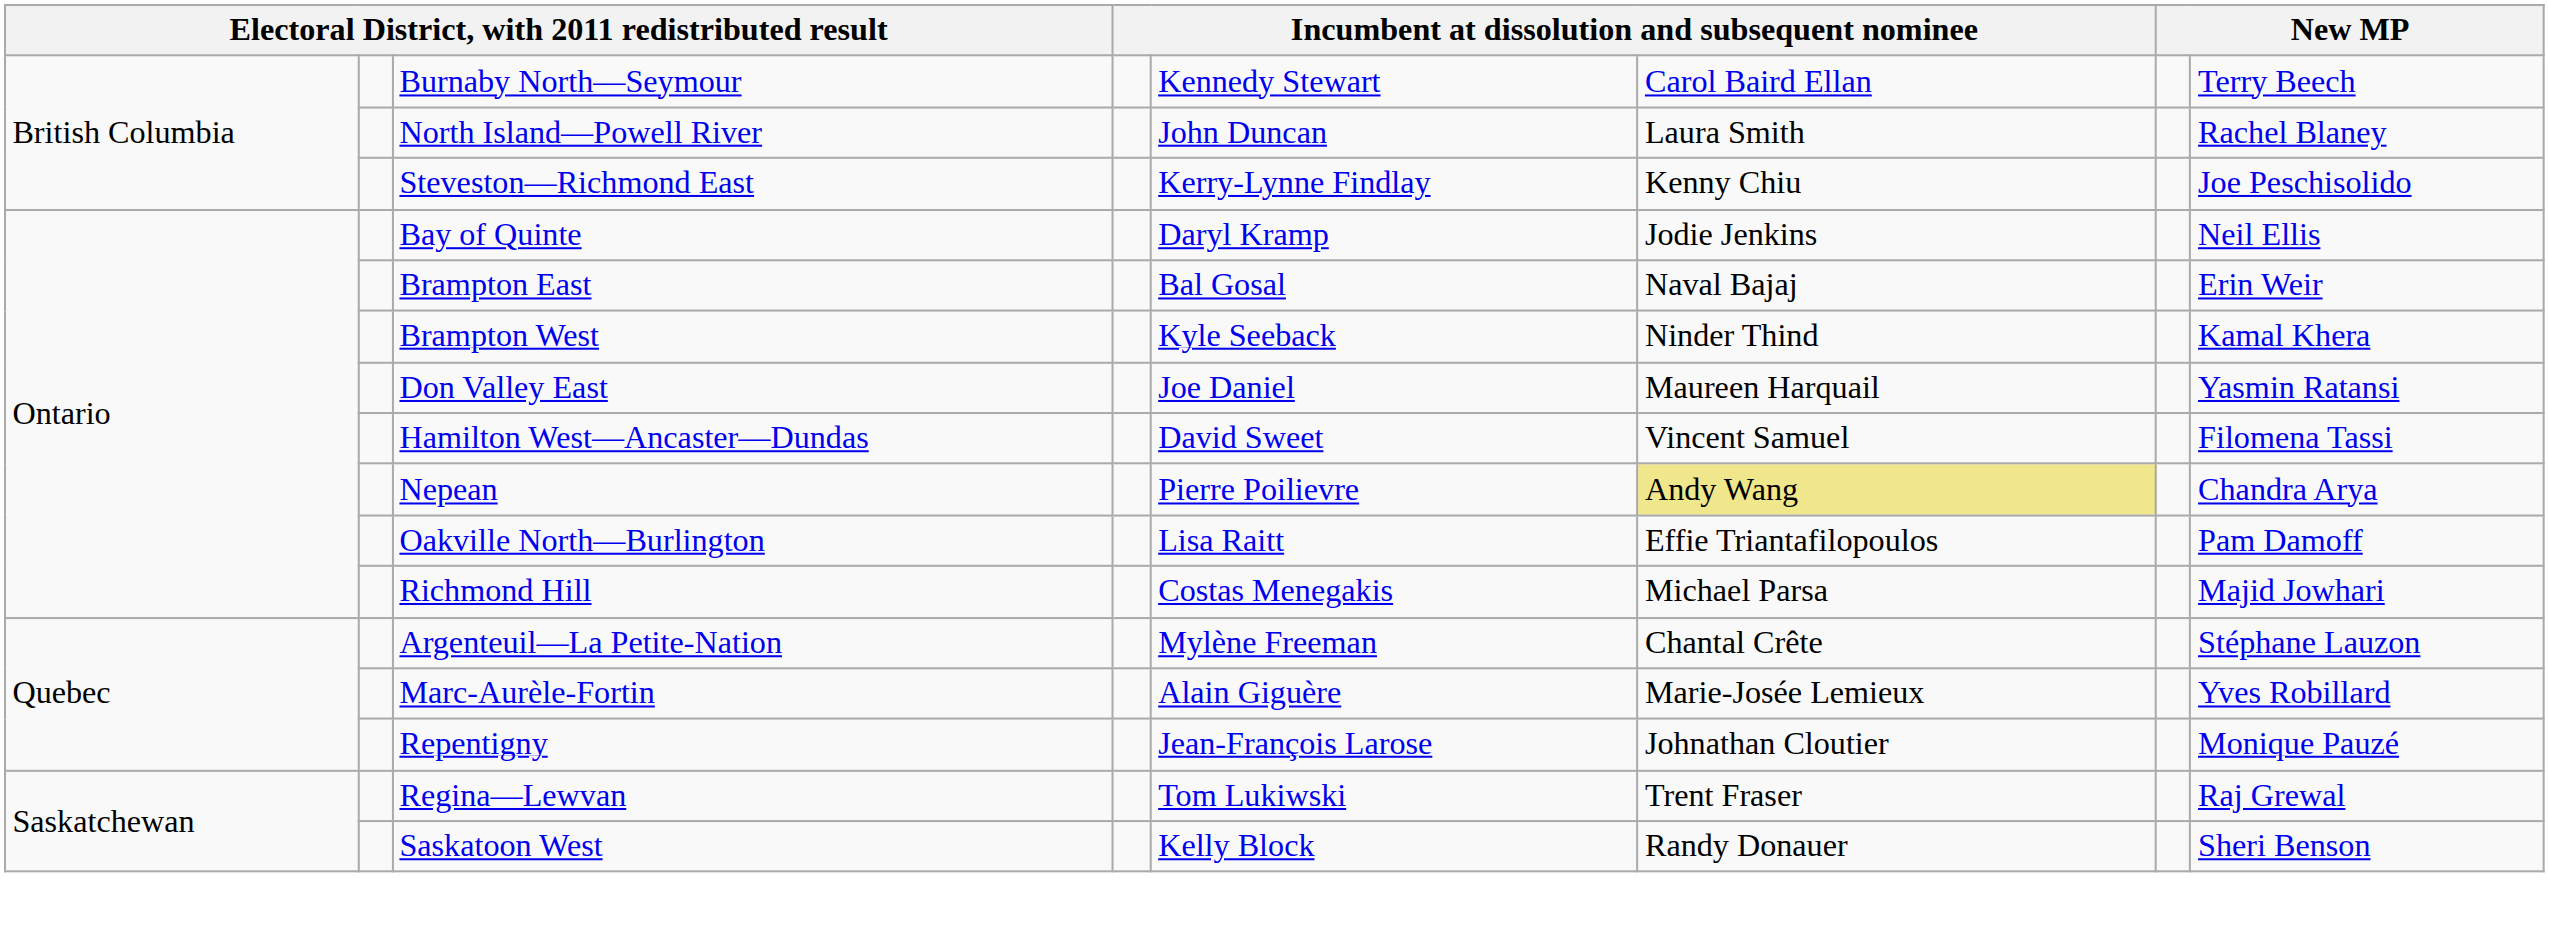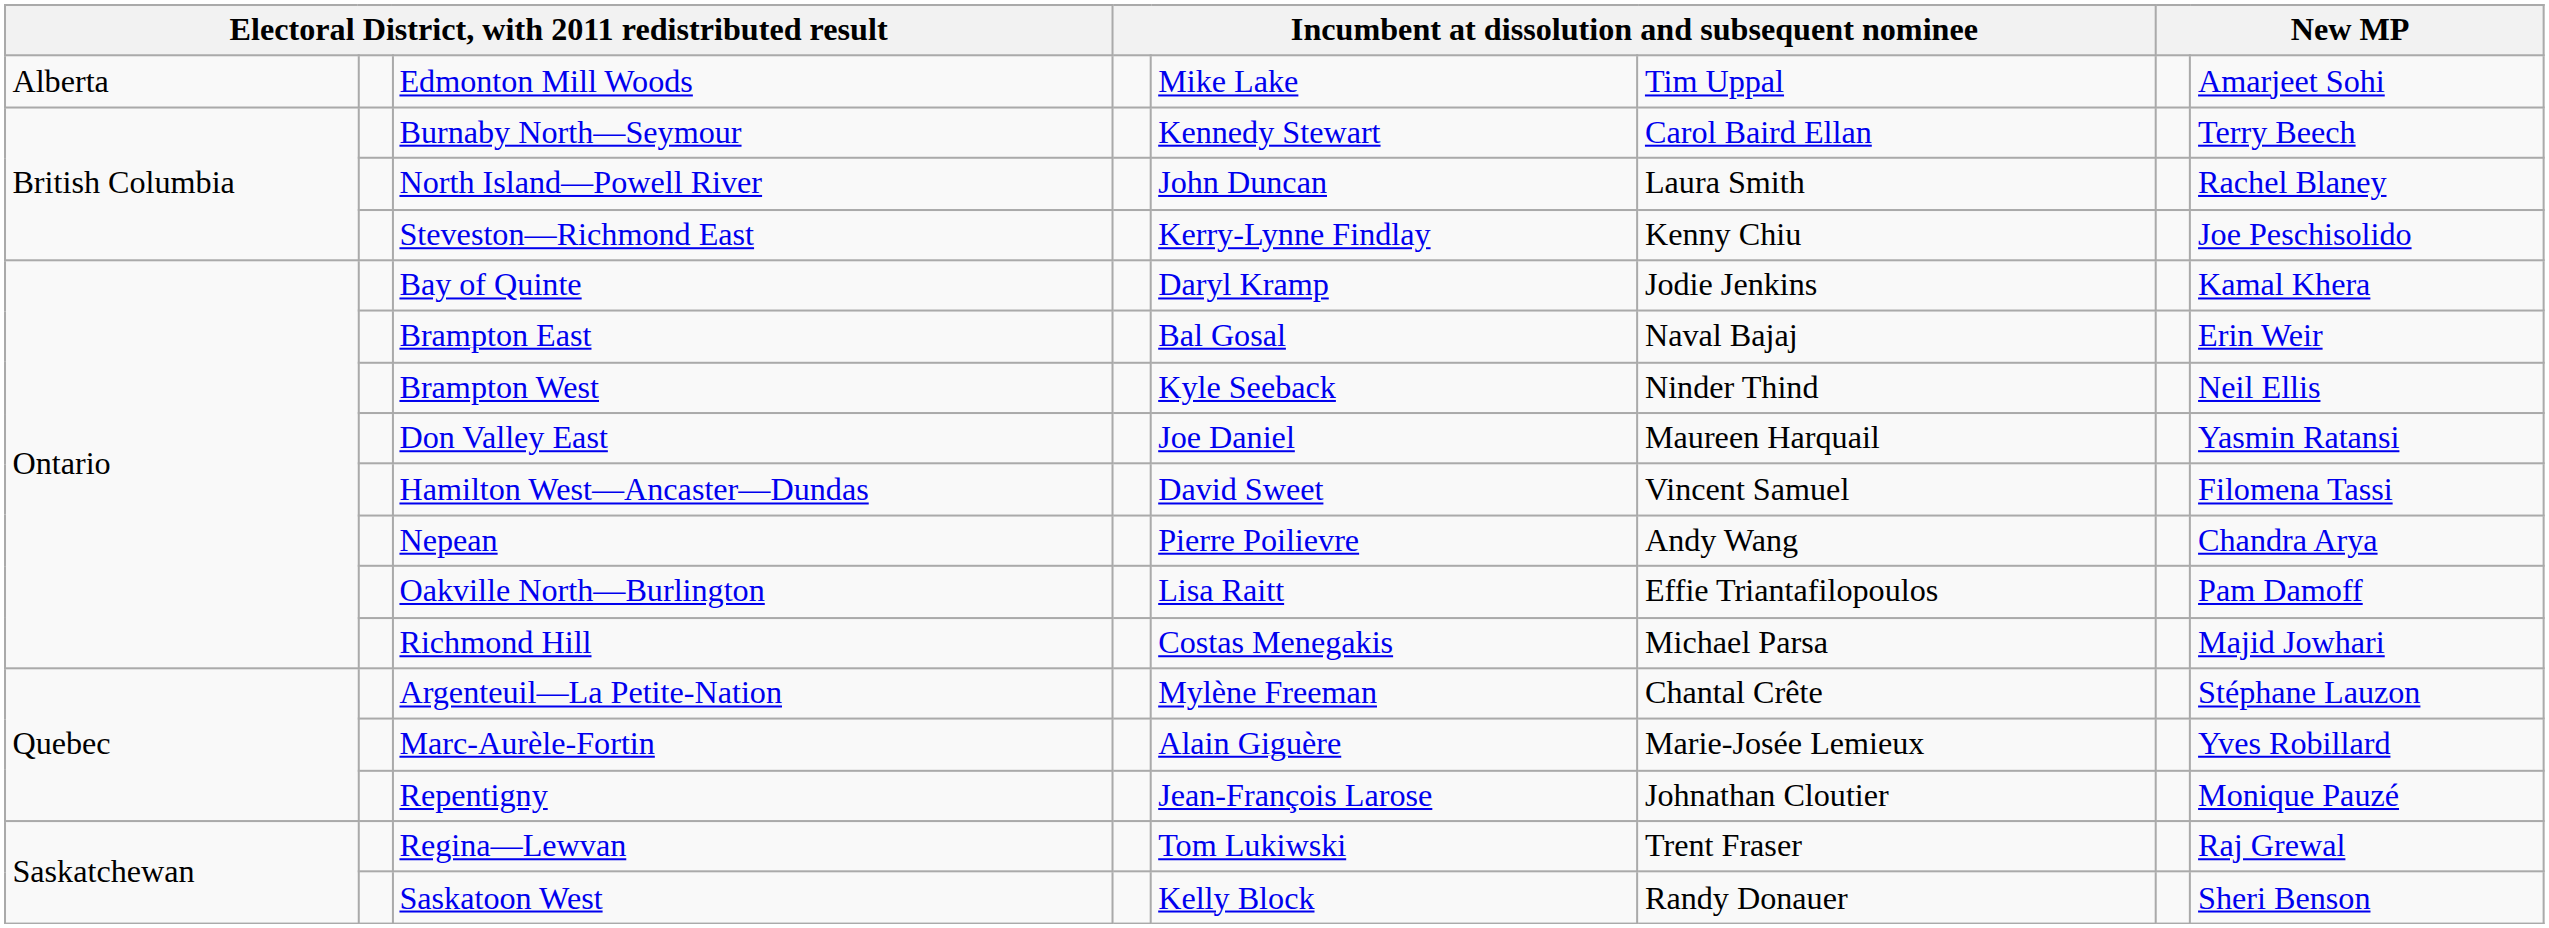+ row: (546, 81)
(2259, 234) Neil Ellis -> (2284, 285) Kamal Khera
(2284, 336) Kamal Khera -> (2259, 387) Neil Ellis
(1722, 489) khaki background -> (1722, 540) no background
